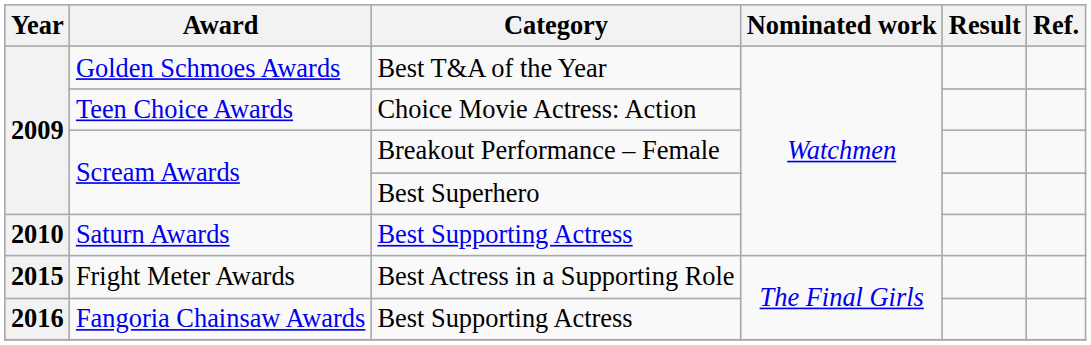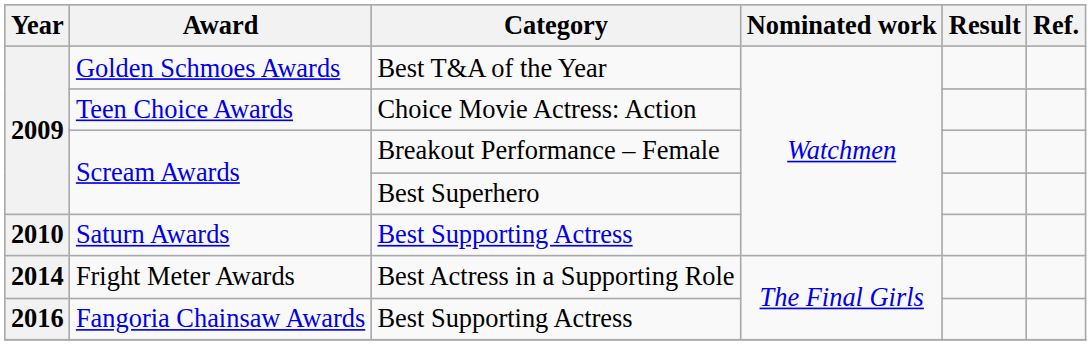(37, 276) 2015 -> (37, 276) 2014
